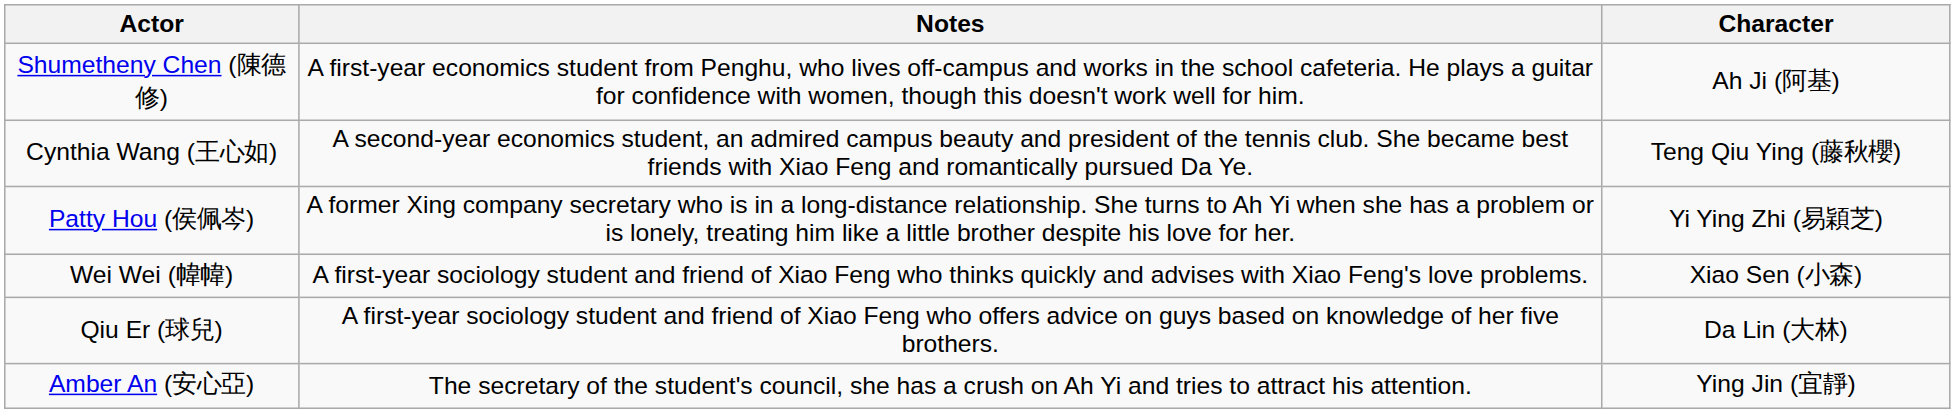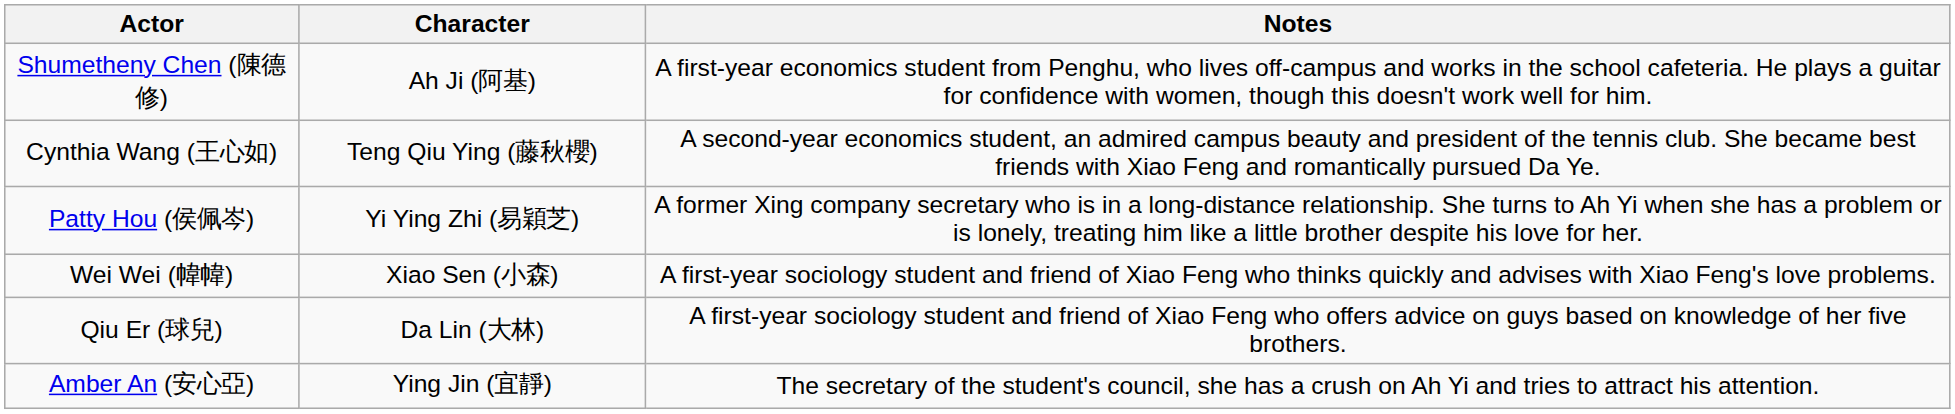columns swapped: (1776, 24) <-> (950, 24)
